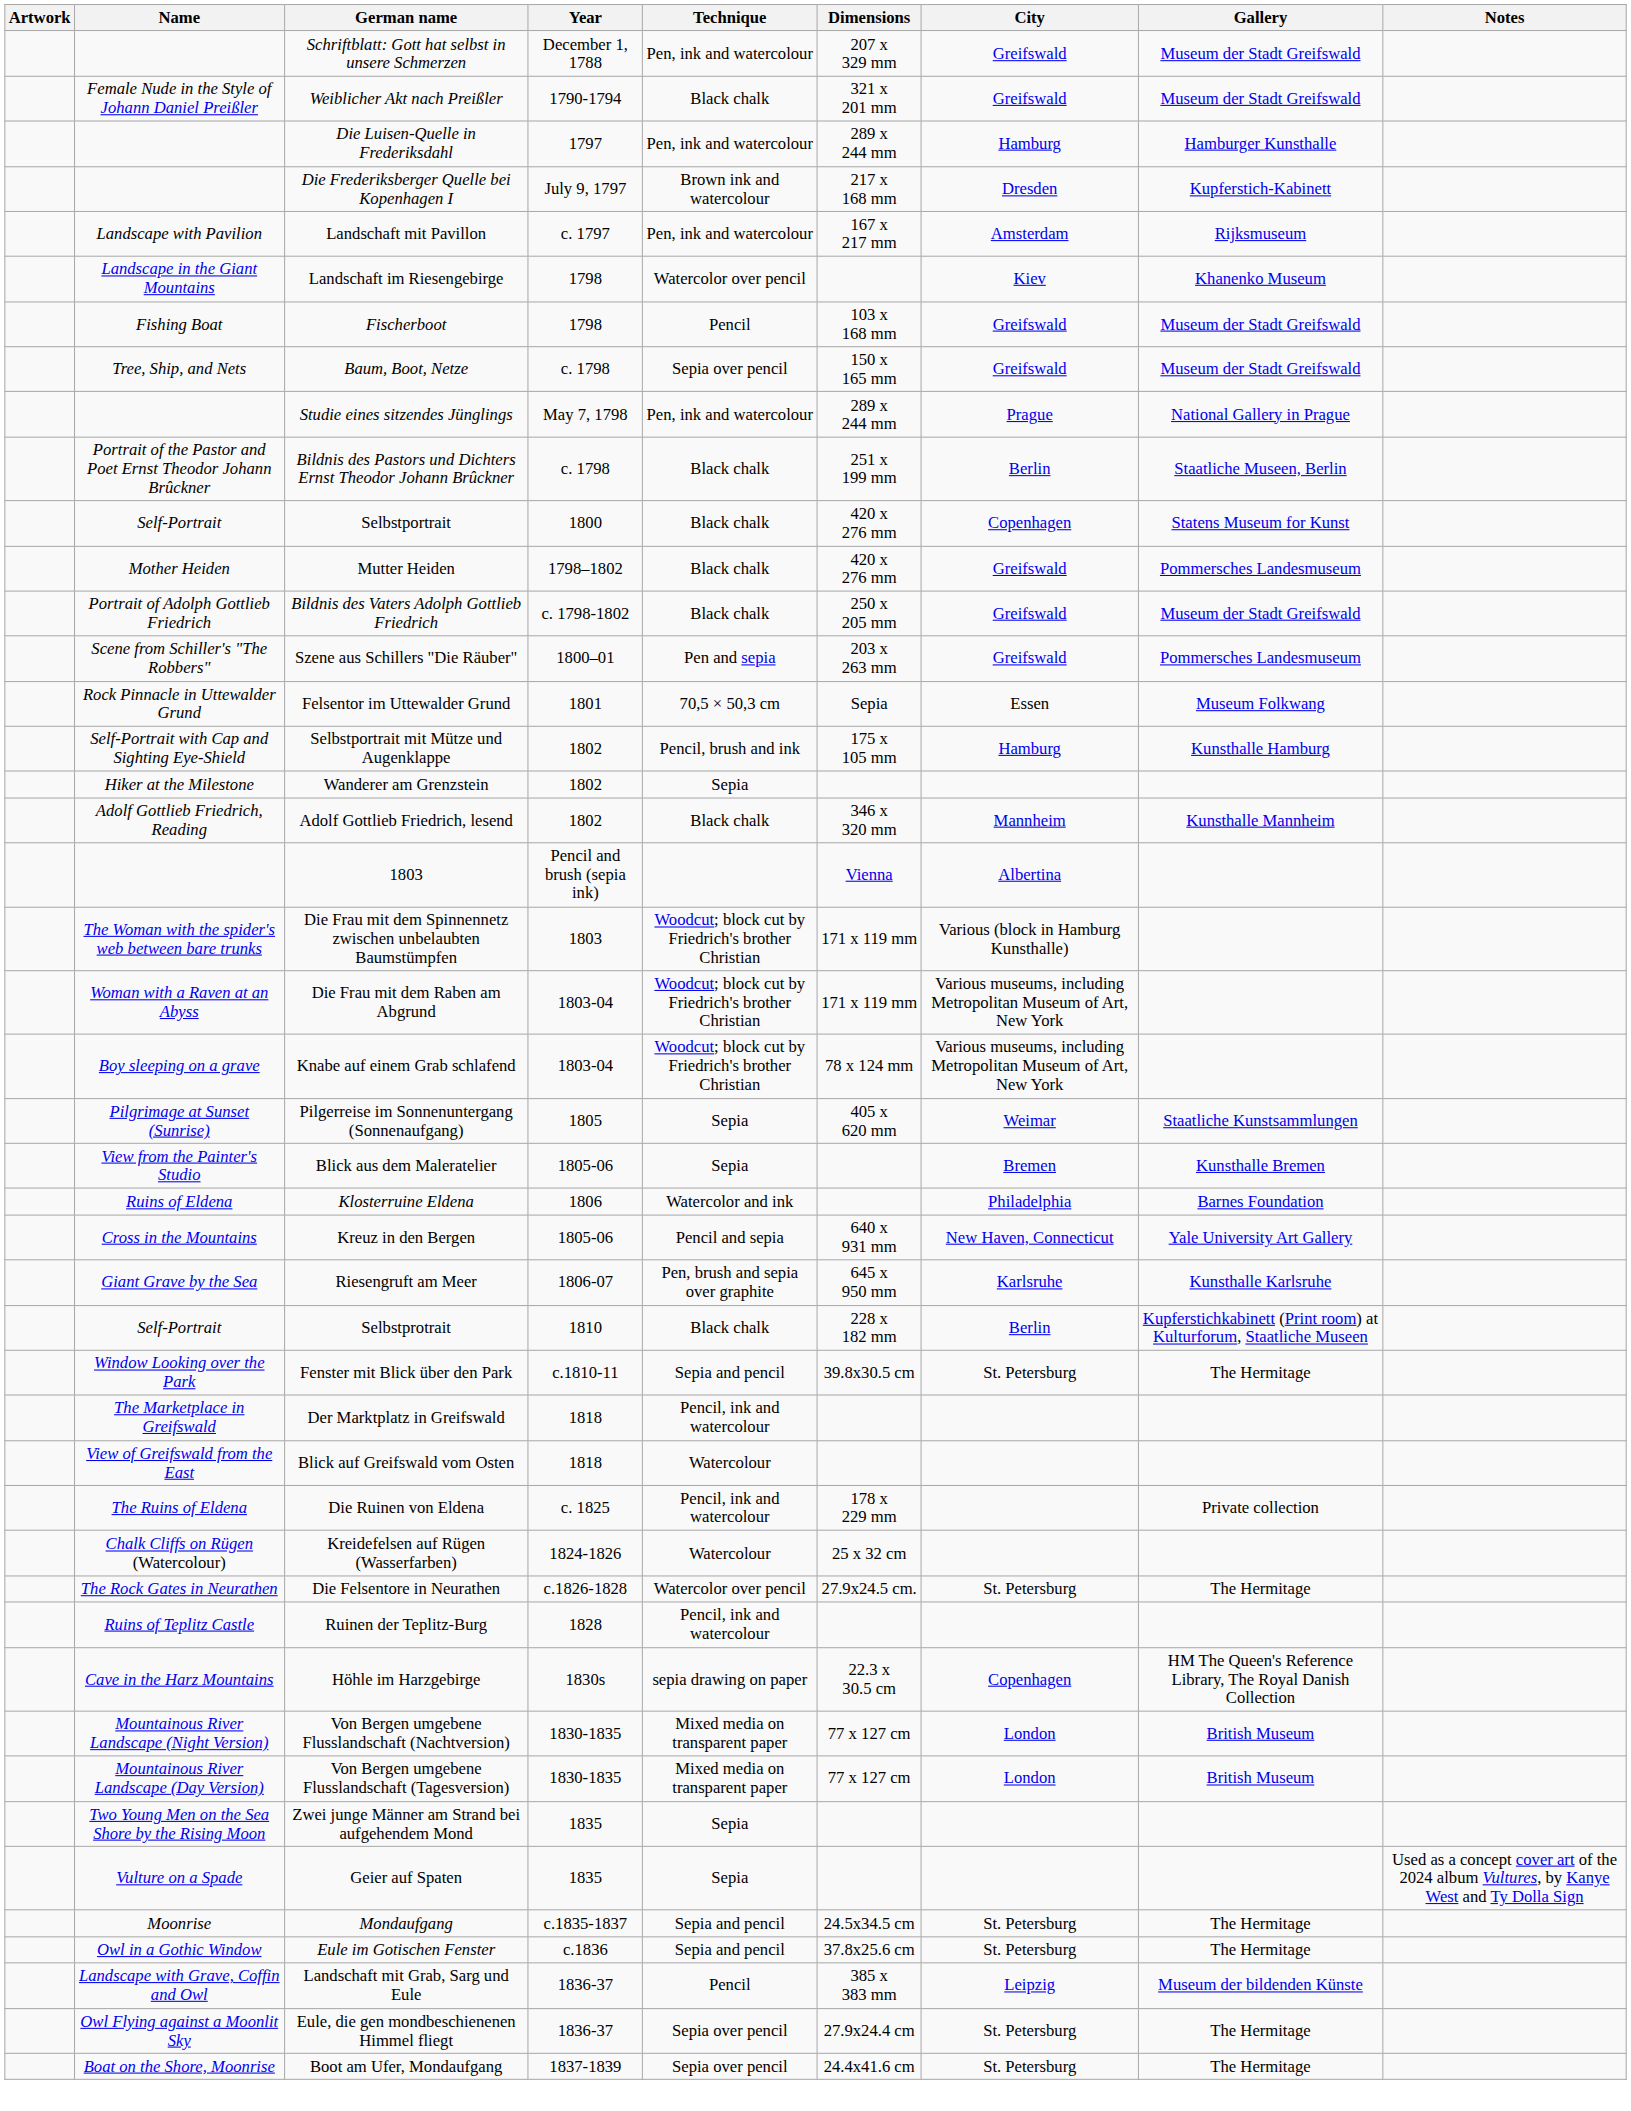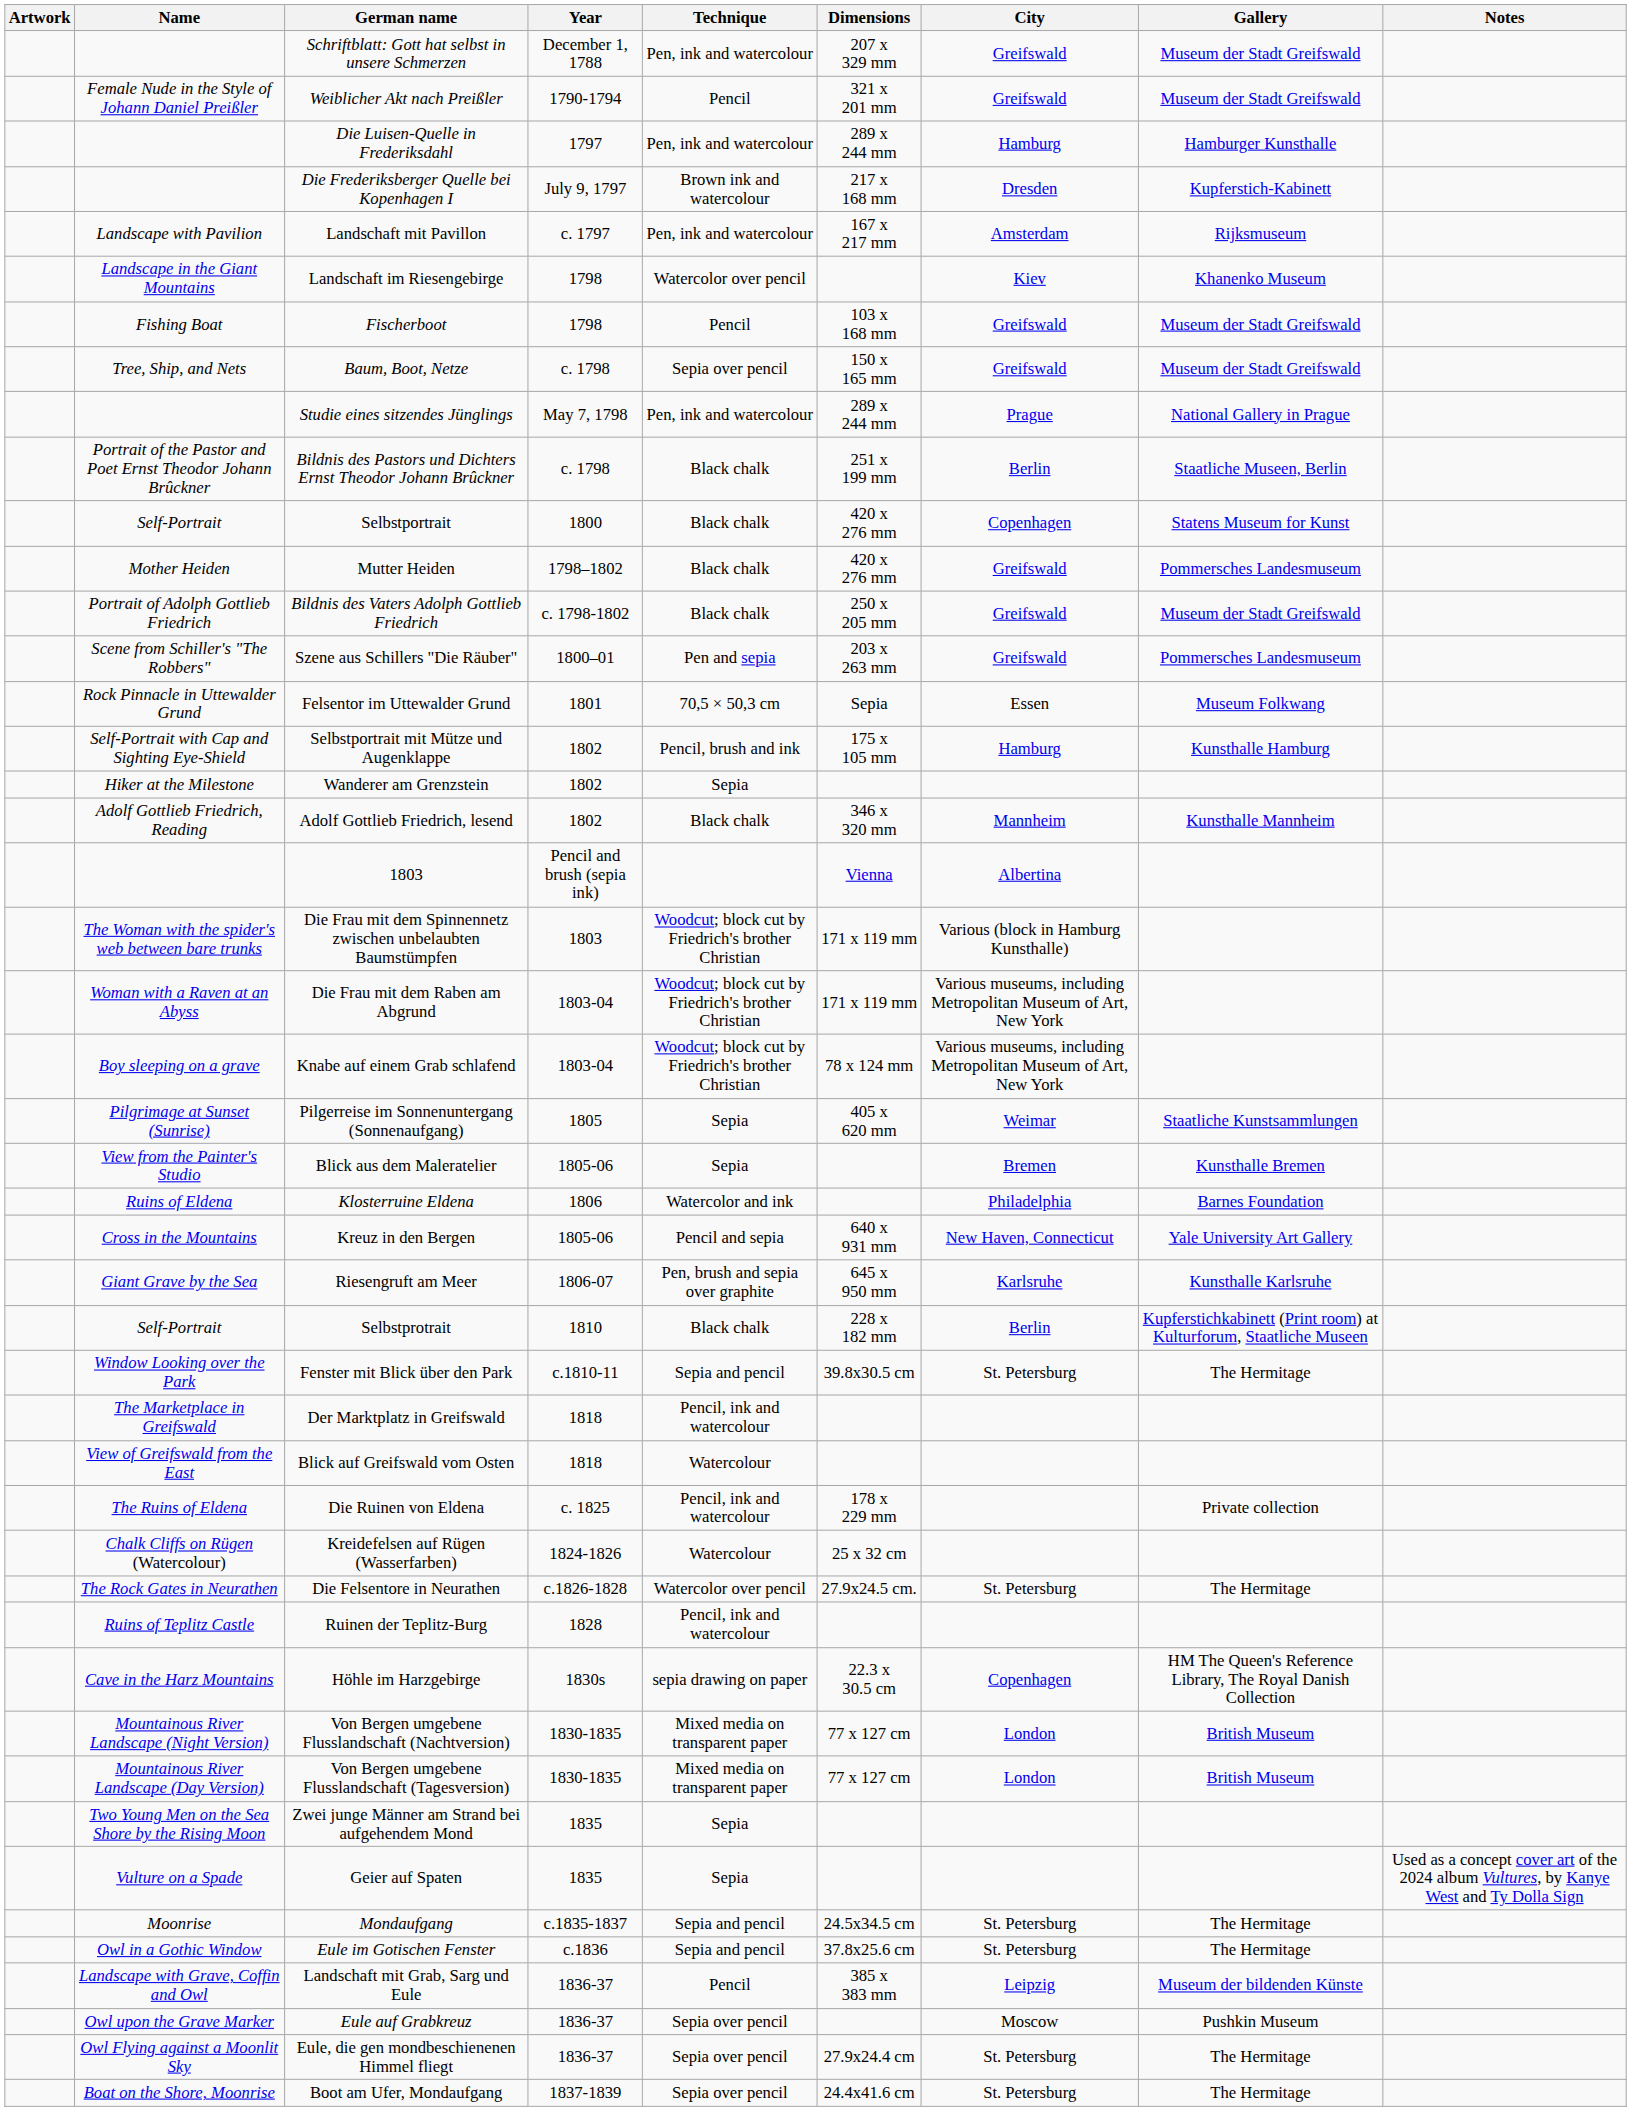(730, 98) Black chalk -> (730, 98) Pencil
+ row: (406, 2021)
